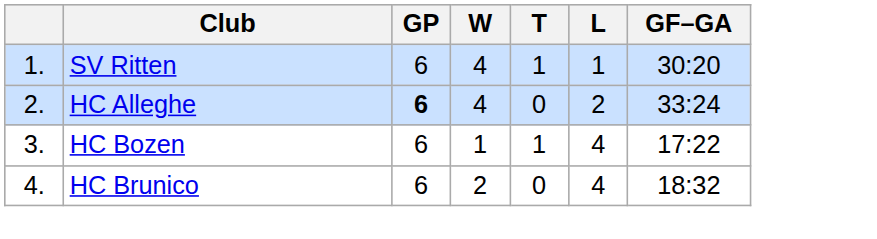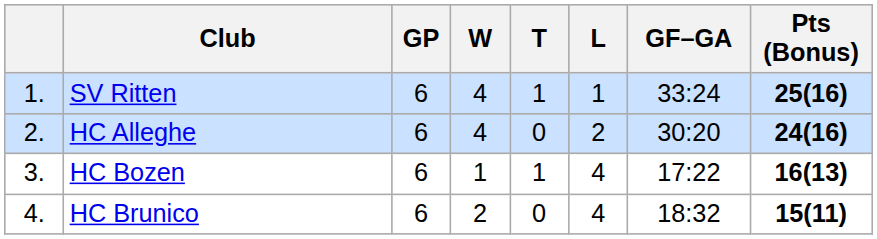+ column: (811, 38)
(689, 64) 30:20 -> (689, 93) 33:24
(421, 104) bold -> (421, 133) normal
(689, 104) 33:24 -> (689, 133) 30:20
